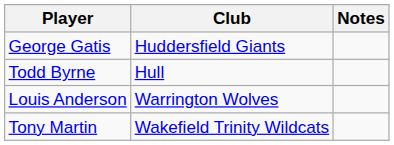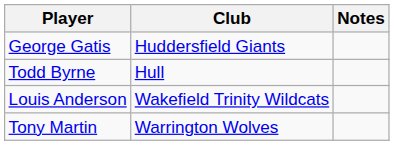(207, 100) Warrington Wolves -> (232, 100) Wakefield Trinity Wildcats
(232, 127) Wakefield Trinity Wildcats -> (207, 127) Warrington Wolves
